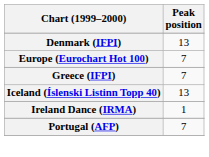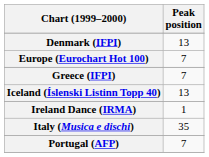+ row: (84, 127)
